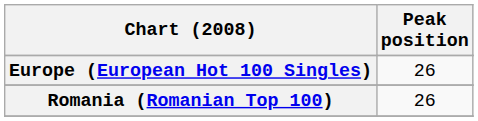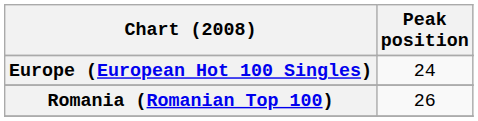(425, 71) 26 -> (425, 71) 24
